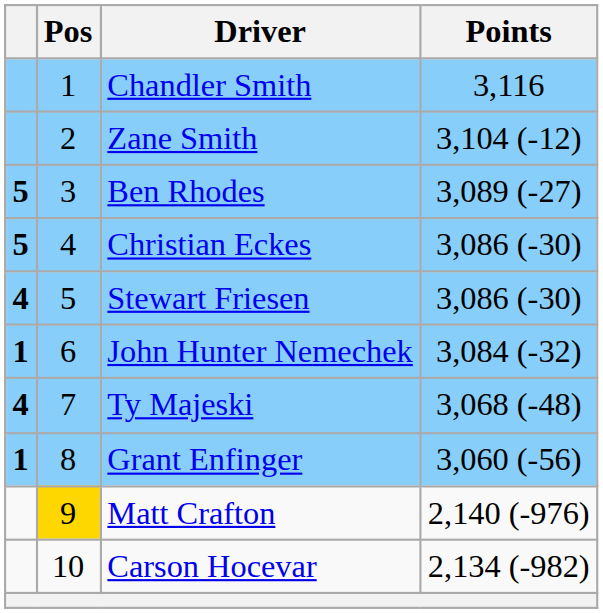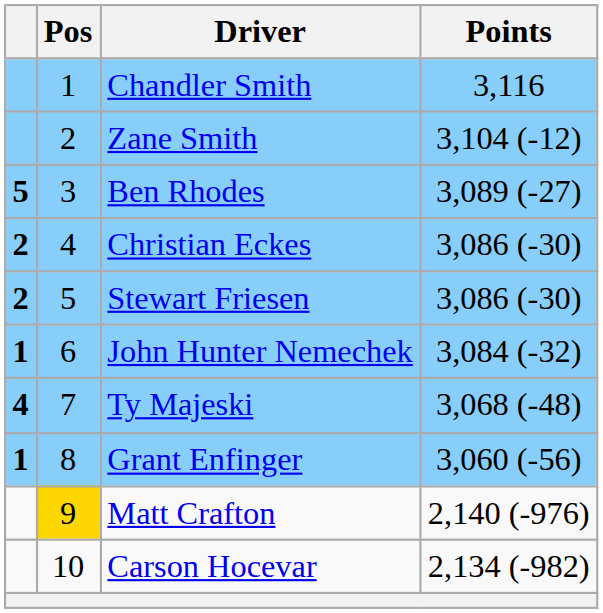(21, 244) 5 -> (21, 244) 2
(21, 298) 4 -> (21, 298) 2
